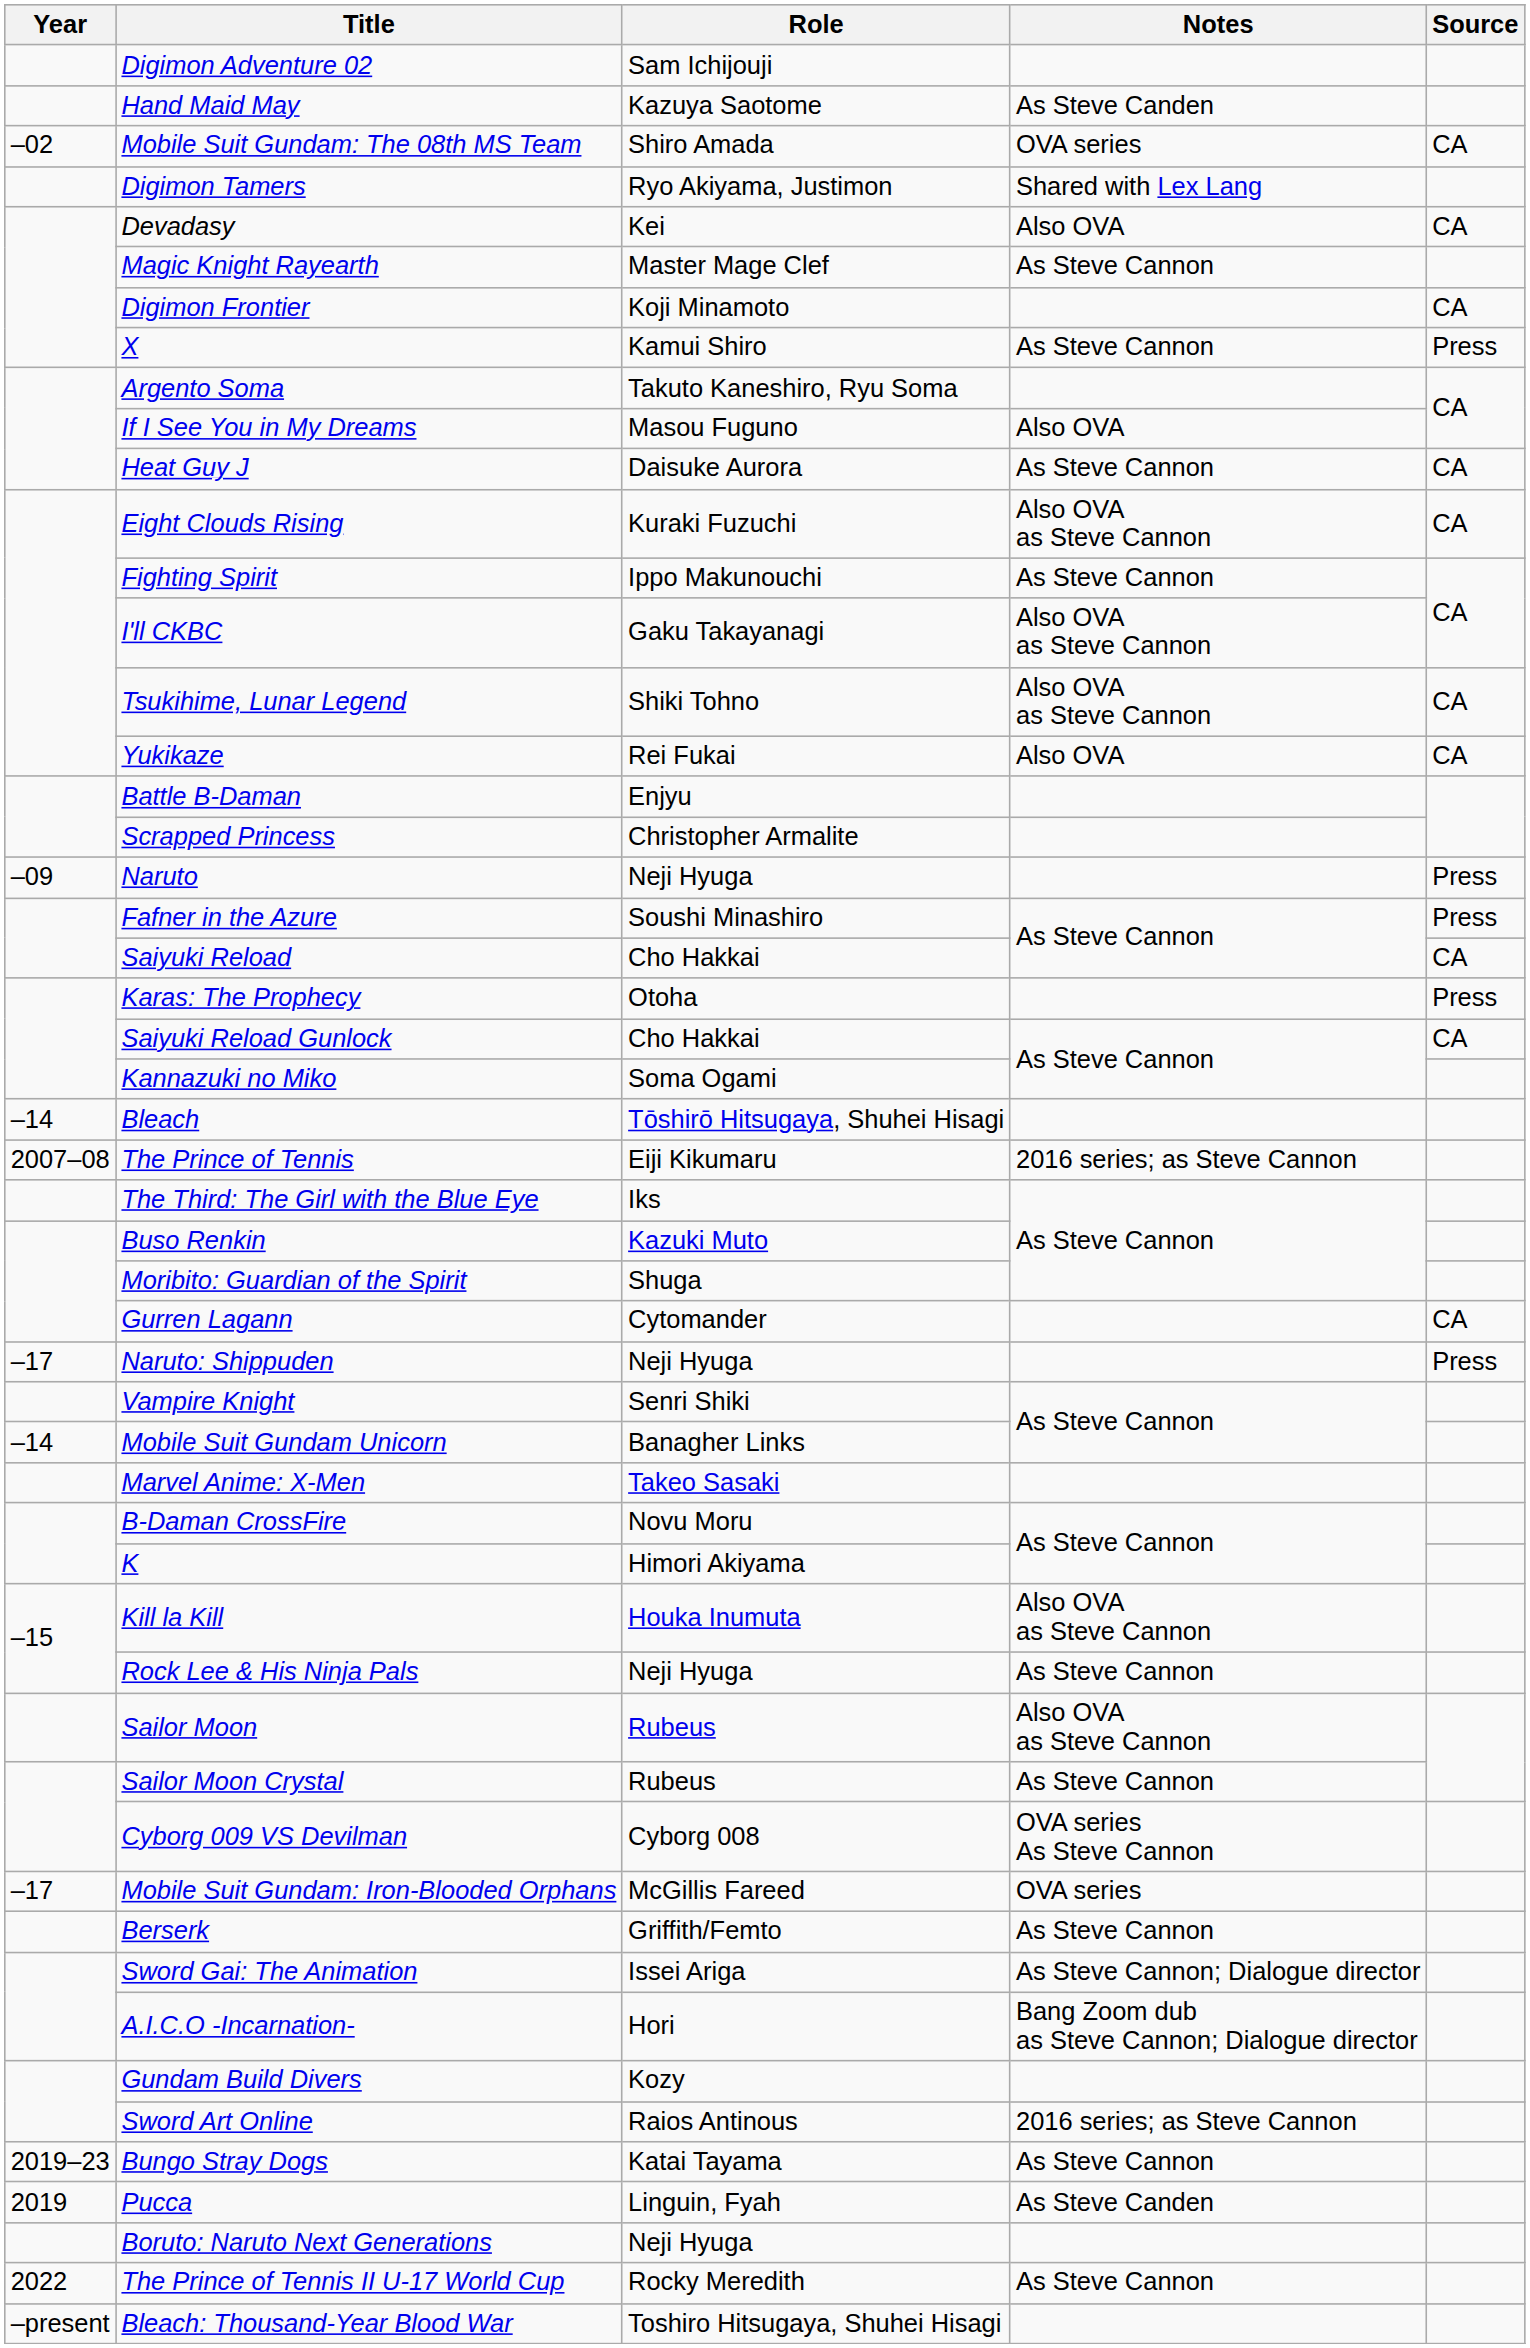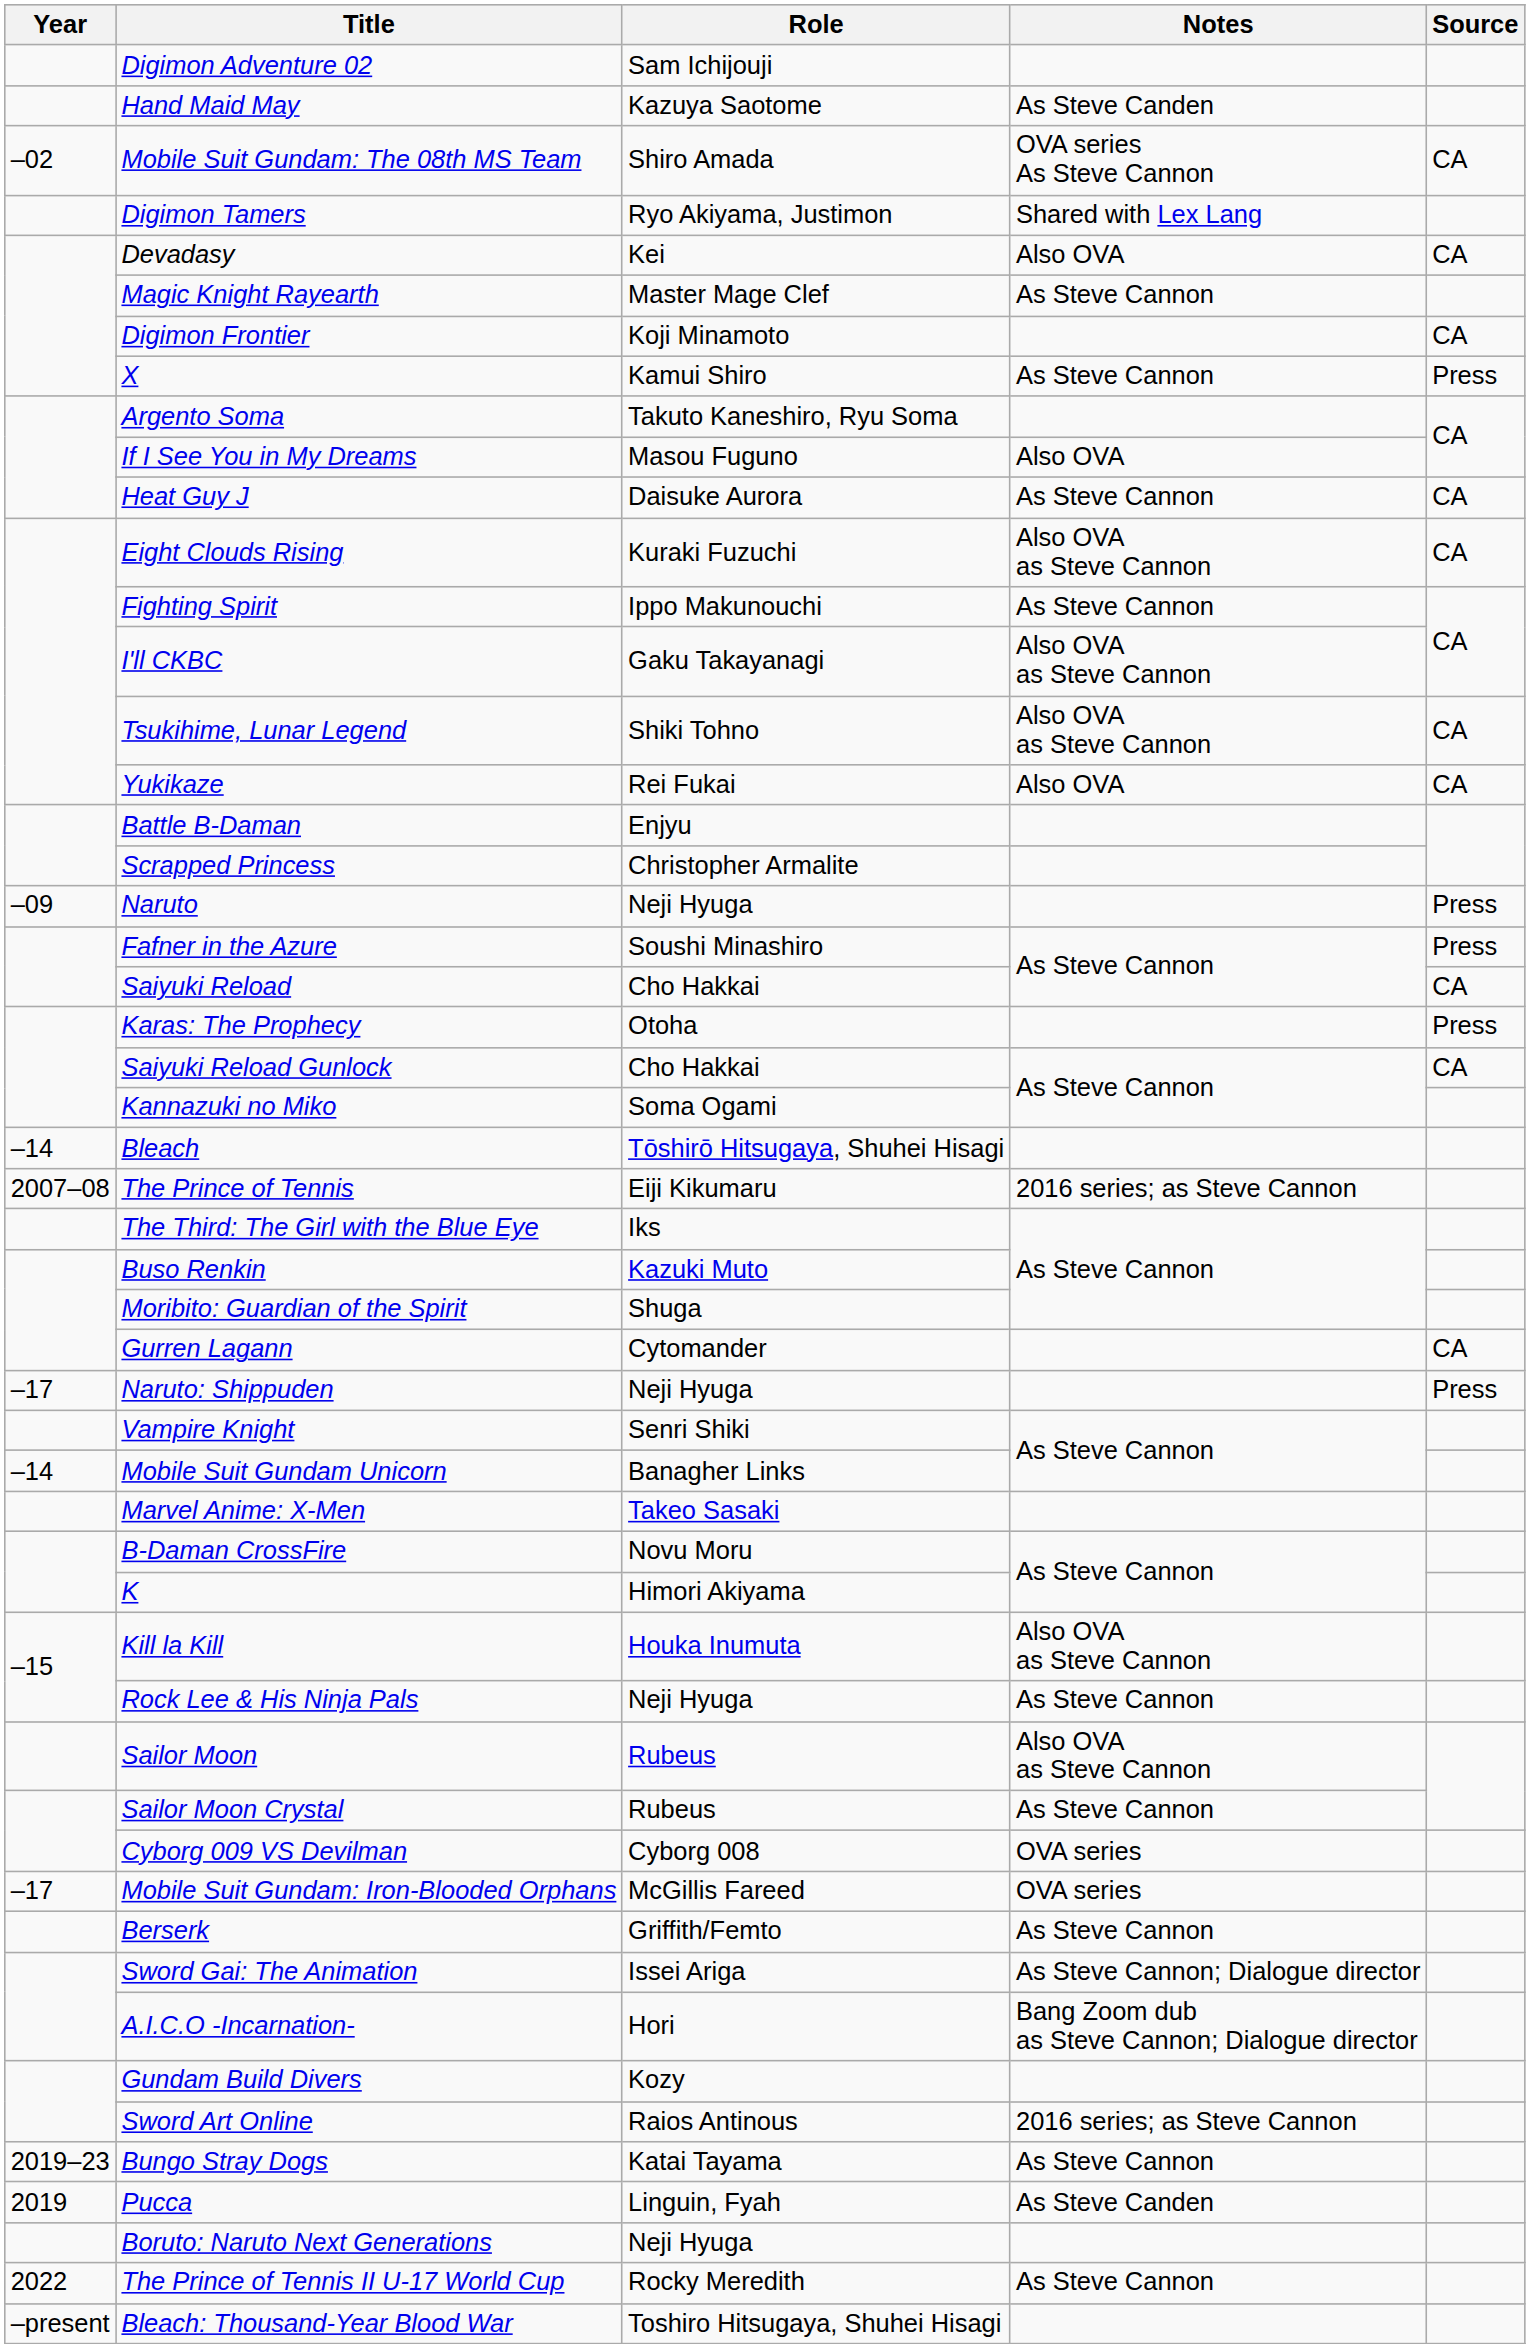(1079, 145) OVA series -> (1115, 160) OVA series As Steve Cannon
(1115, 1836) OVA series As Steve Cannon -> (1079, 1850) OVA series
